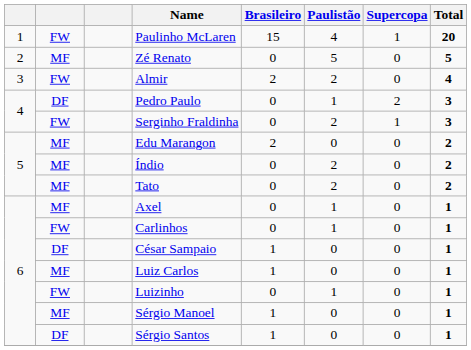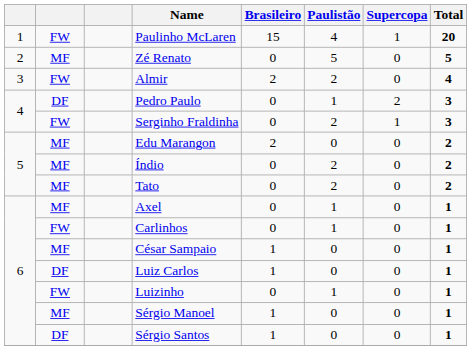(60, 249) DF -> (60, 249) MF
(60, 270) MF -> (60, 270) DF
